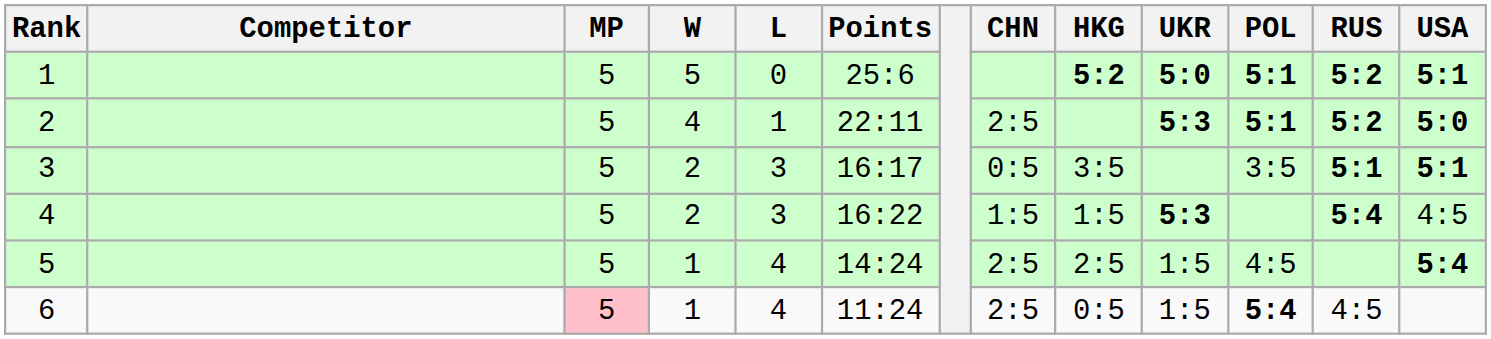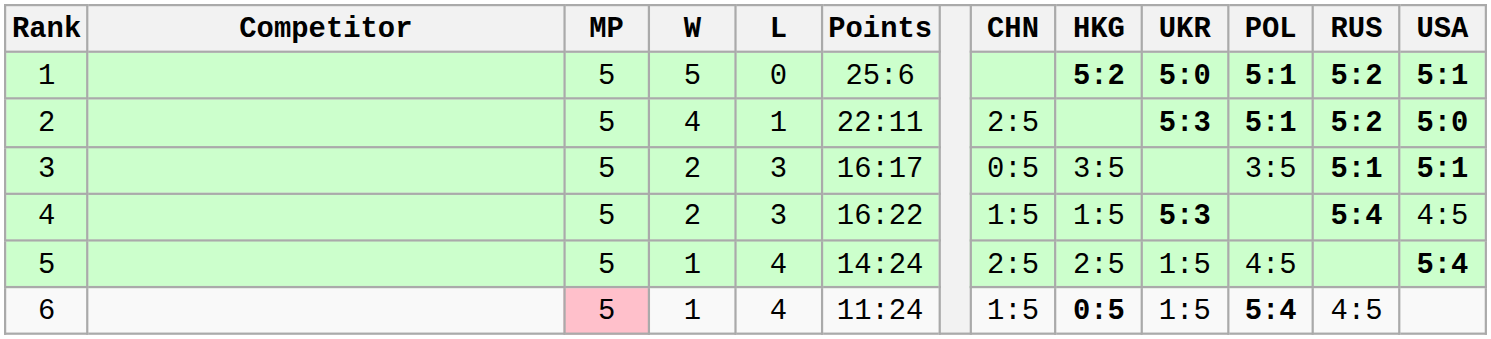(1013, 311) 2:5 -> (1013, 311) 1:5
(1099, 311) normal -> (1099, 311) bold
